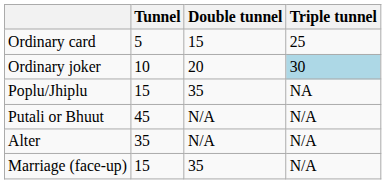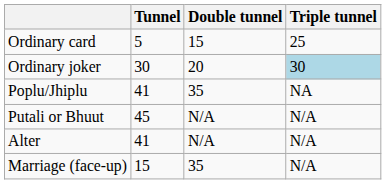(142, 66) 10 -> (142, 66) 30
(142, 91) 15 -> (142, 91) 41
(142, 141) 35 -> (142, 141) 41
